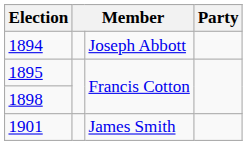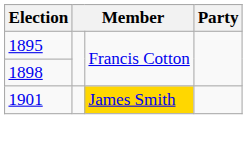- row: (26, 45)
(132, 126) no background -> (132, 99) gold background
